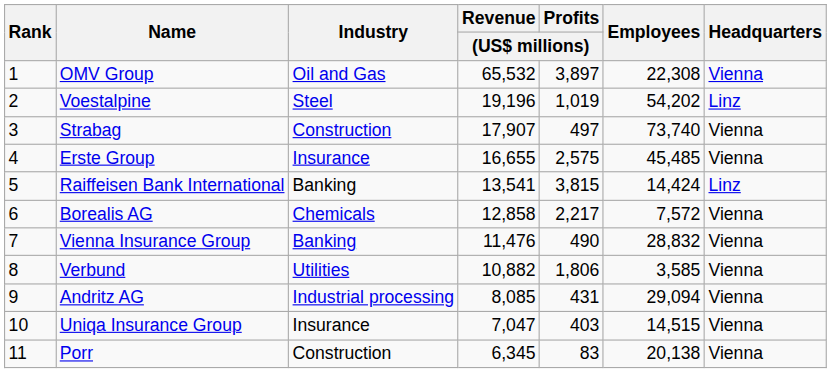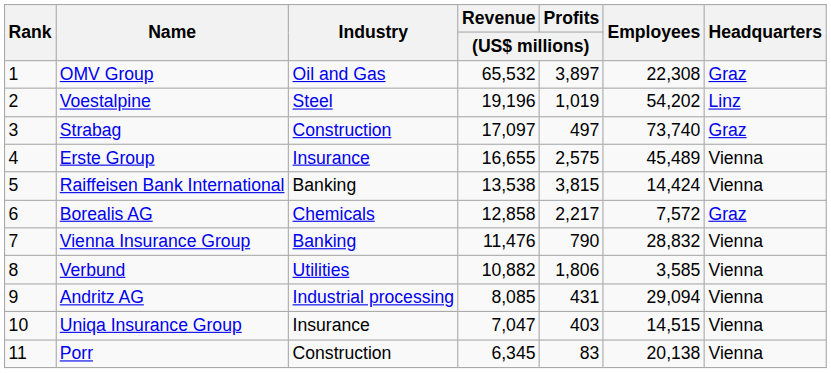(736, 74) Vienna -> (728, 74) Graz
(509, 130) 17,907 -> (509, 130) 17,097
(736, 130) Vienna -> (728, 130) Graz
(673, 158) 45,485 -> (673, 158) 45,489
(509, 185) 13,541 -> (509, 185) 13,538
(725, 185) Linz -> (736, 185) Vienna
(736, 213) Vienna -> (728, 213) Graz
(585, 241) 490 -> (585, 241) 790
